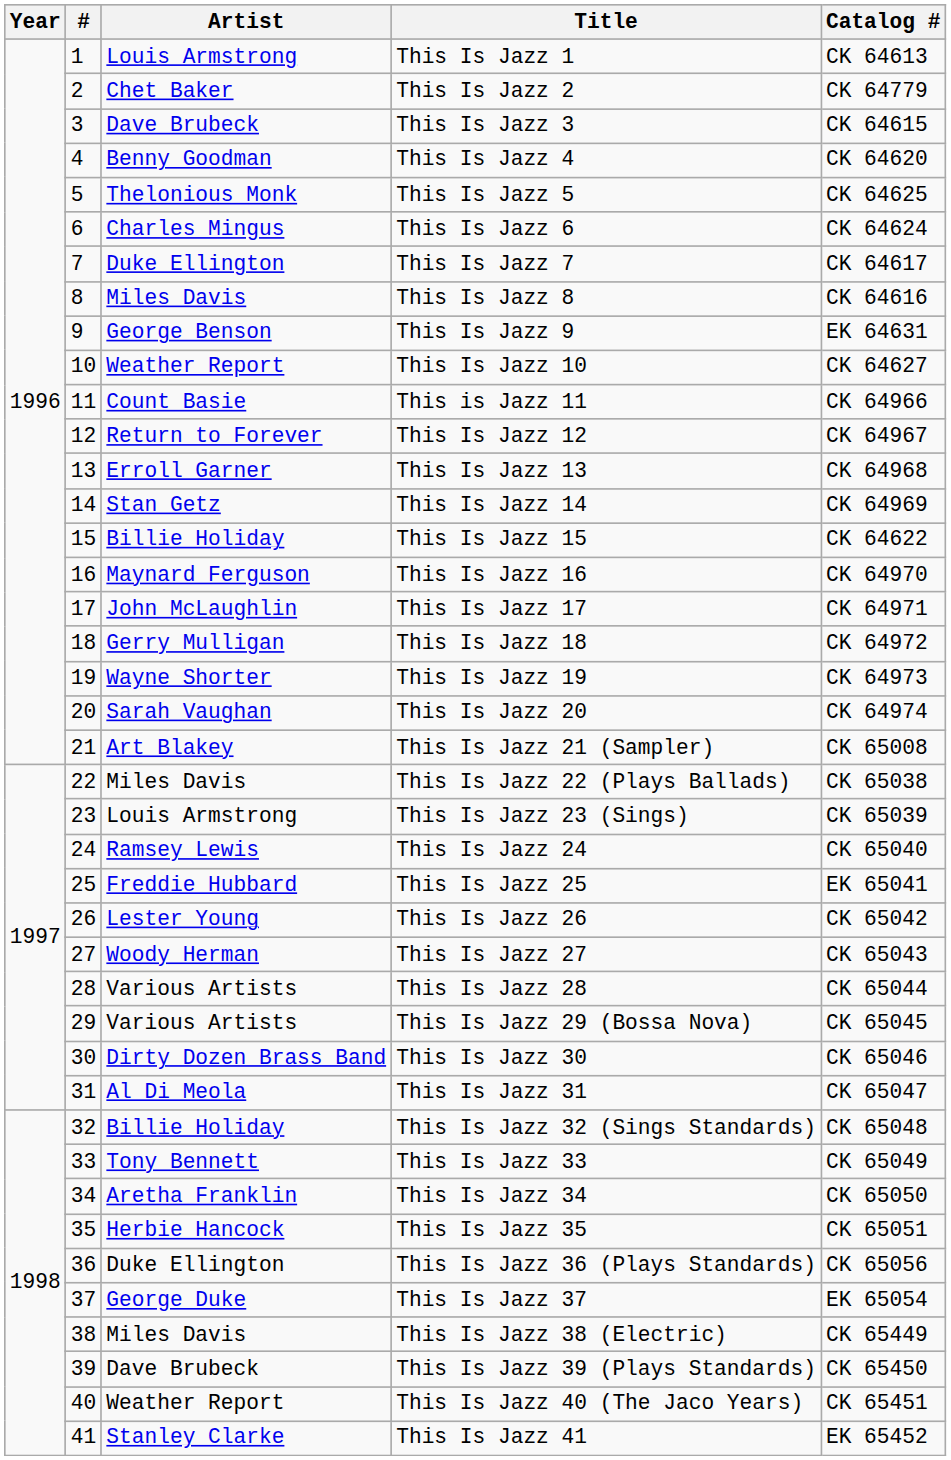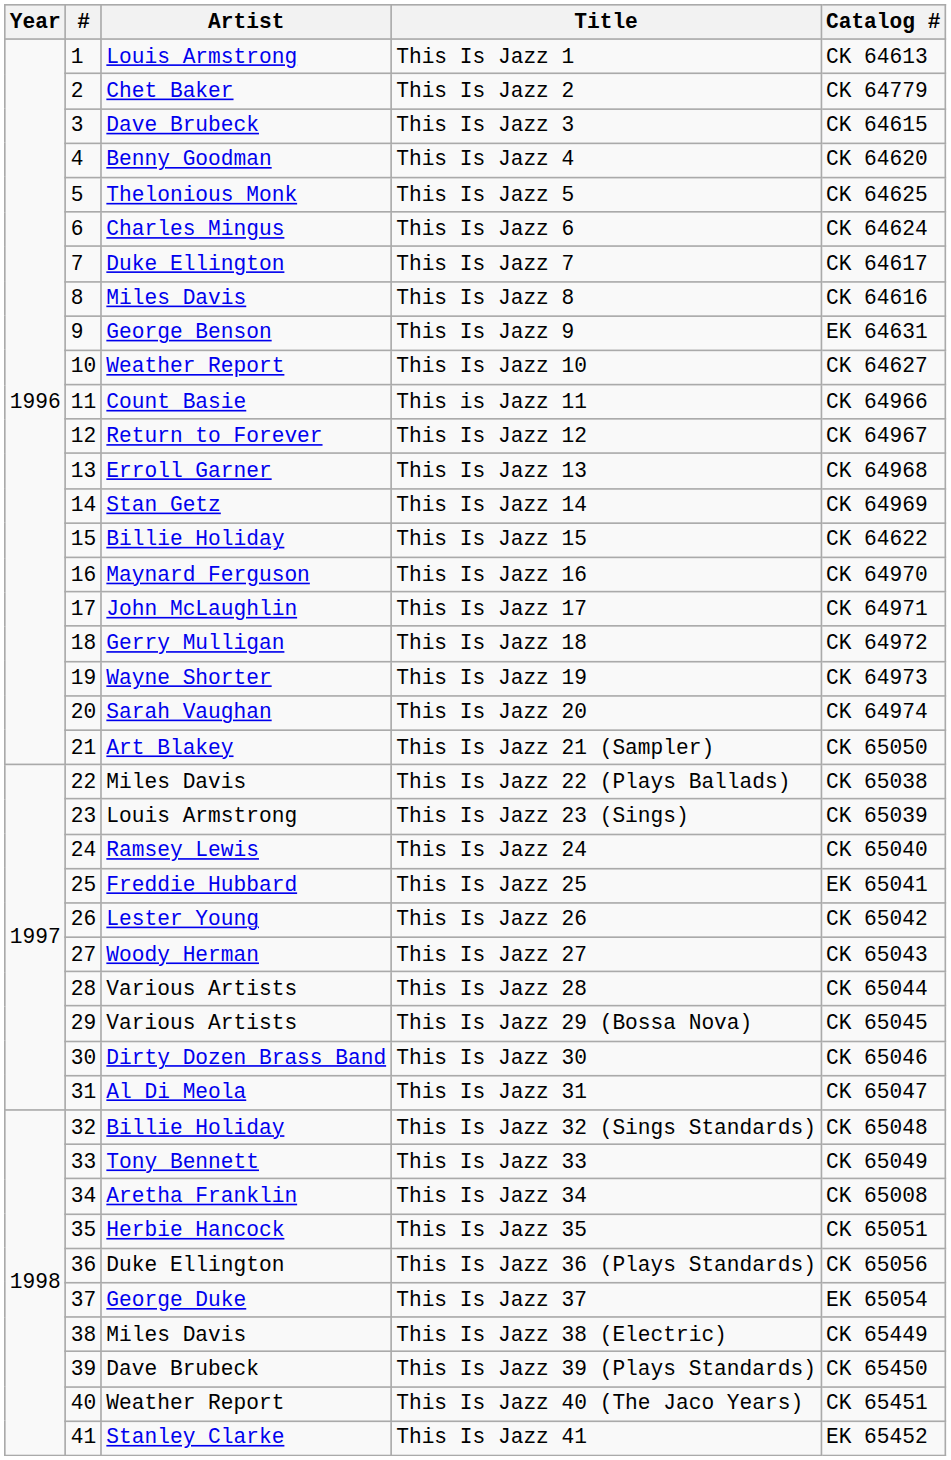(877, 747) CK 65008 -> (877, 747) CK 65050
(877, 1196) CK 65050 -> (877, 1196) CK 65008
